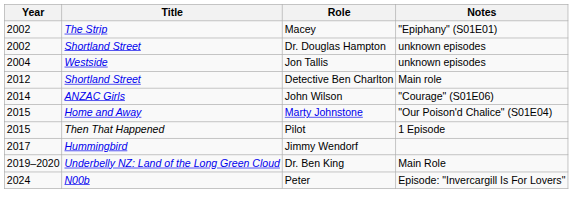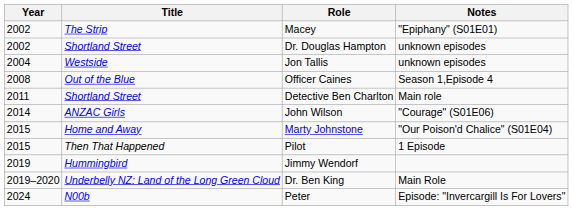+ row: (318, 79)
(19, 79) 2012 -> (18, 96) 2011
(19, 146) 2017 -> (19, 163) 2019
